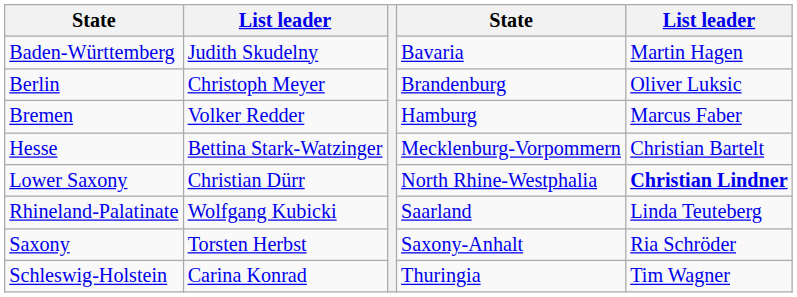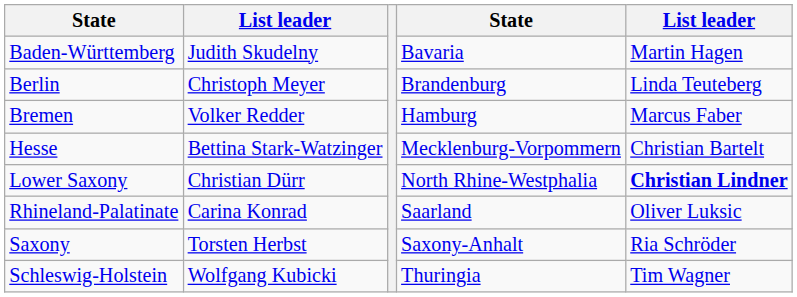(686, 84) Oliver Luksic -> (696, 84) Linda Teuteberg
(262, 212) Wolfgang Kubicki -> (247, 212) Carina Konrad
(696, 212) Linda Teuteberg -> (686, 212) Oliver Luksic
(247, 276) Carina Konrad -> (262, 276) Wolfgang Kubicki
